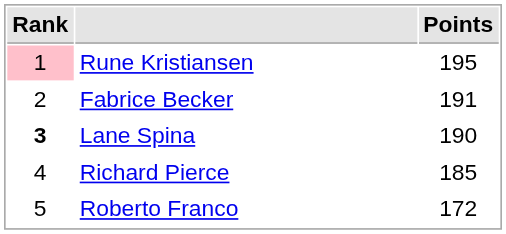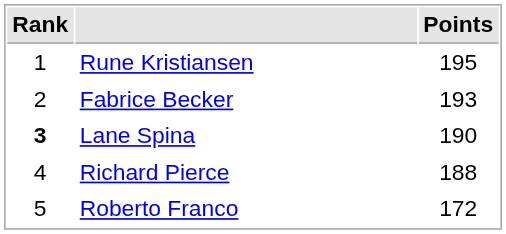(40, 63) pink background -> (40, 63) no background
(458, 99) 191 -> (458, 99) 193
(458, 172) 185 -> (458, 172) 188
